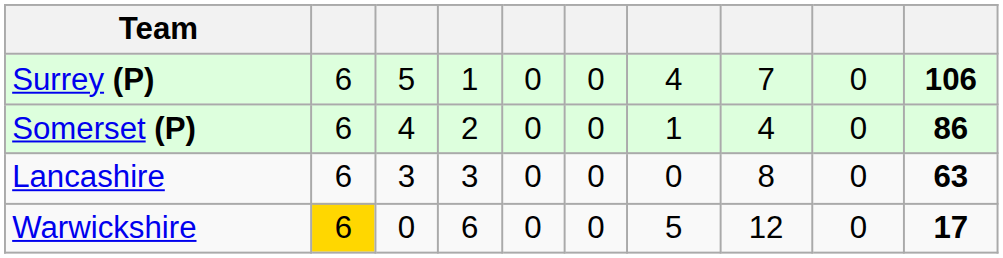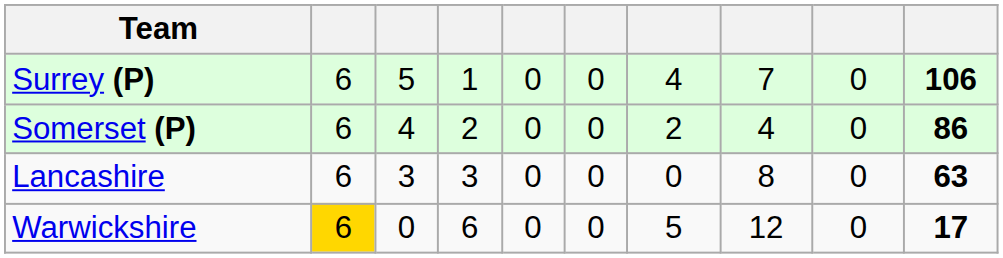(674, 128) 1 -> (674, 128) 2
